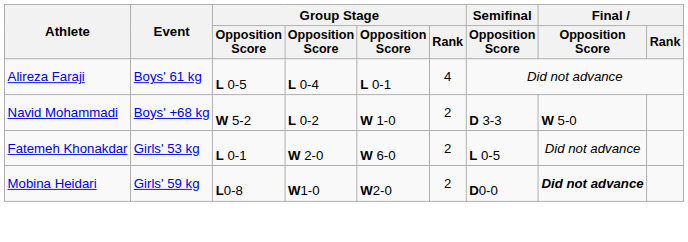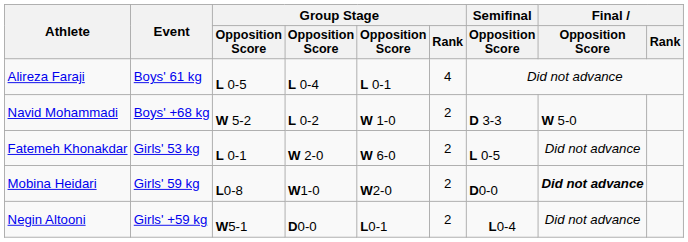+ row: (47, 220)
